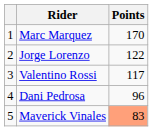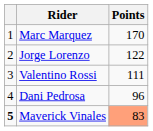(136, 75) 117 -> (136, 75) 111
(10, 116) normal -> (10, 116) bold
